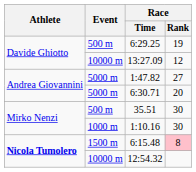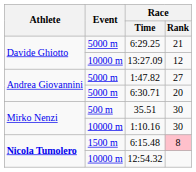(100, 44) 500 m -> (103, 44) 5000 m
(178, 44) 19 -> (178, 44) 21
(103, 126) 1000 m -> (105, 126) 10000 m
